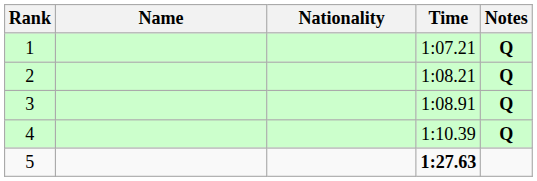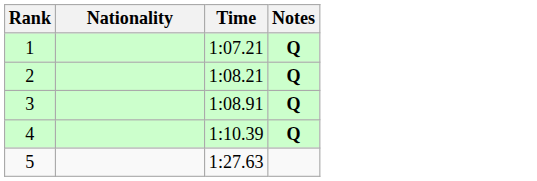- column: (161, 18)
(448, 162) bold -> (236, 162) normal
